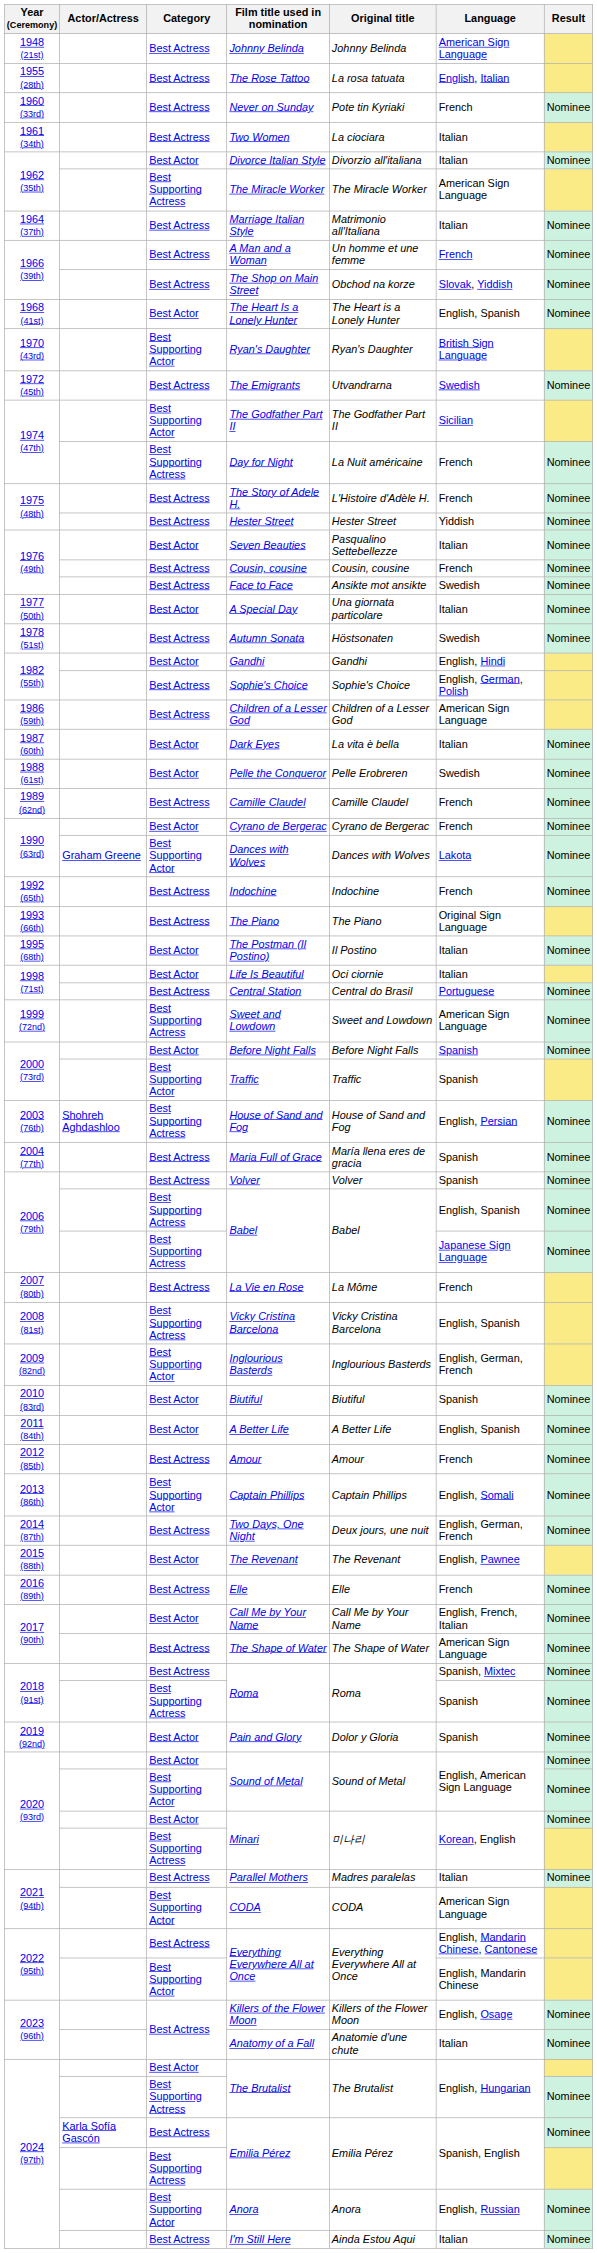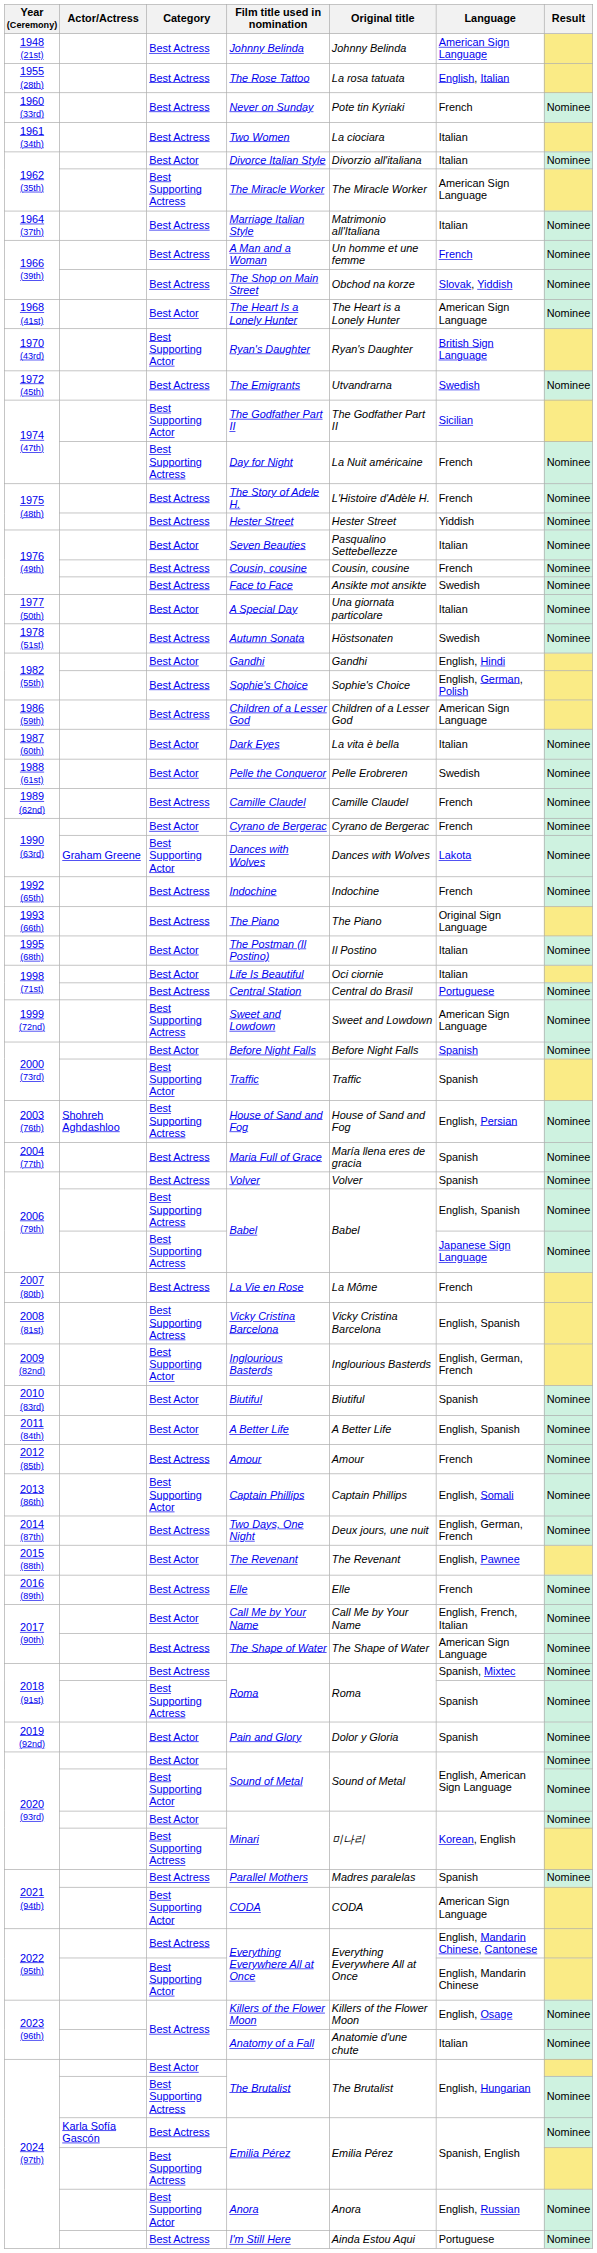(479, 314) English, Spanish -> (474, 314) American Sign Language
(453, 1878) Italian -> (458, 1878) Spanish
(453, 2239) Italian -> (466, 2239) Portuguese
